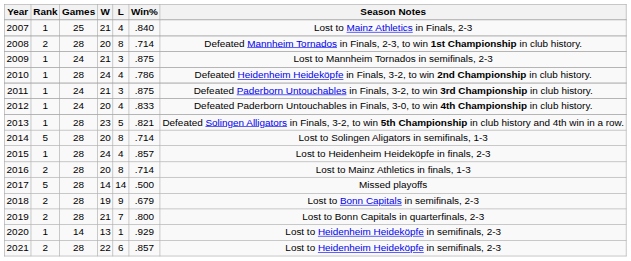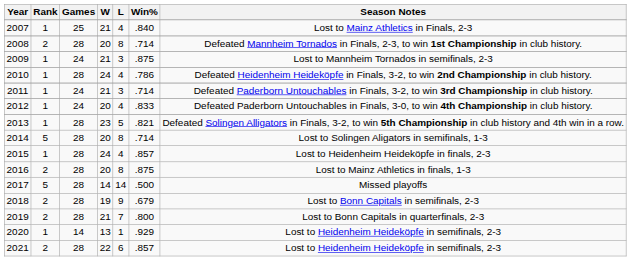(144, 91) .875 -> (144, 91) .714
(144, 169) .714 -> (144, 169) .875
